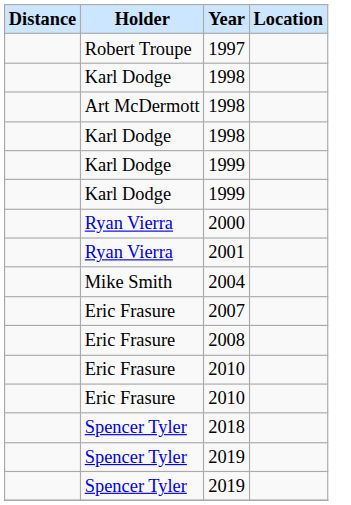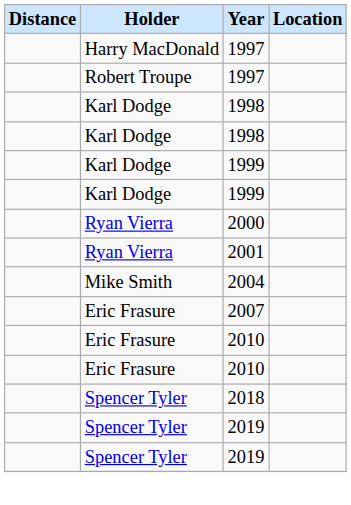+ row: (152, 48)
- row: (142, 106)
- row: (130, 340)
